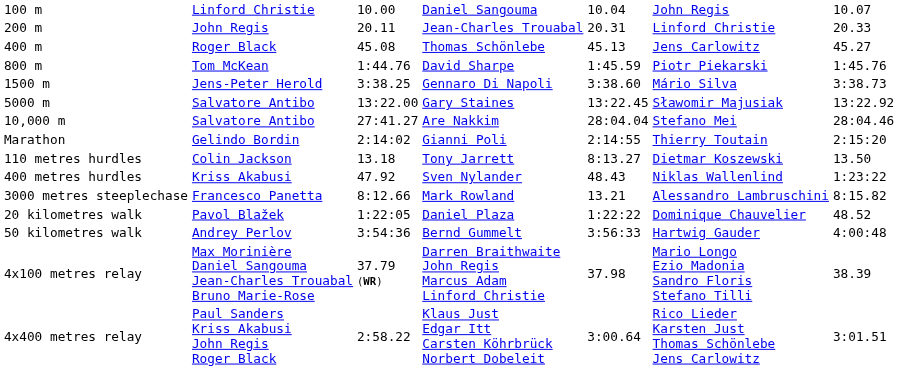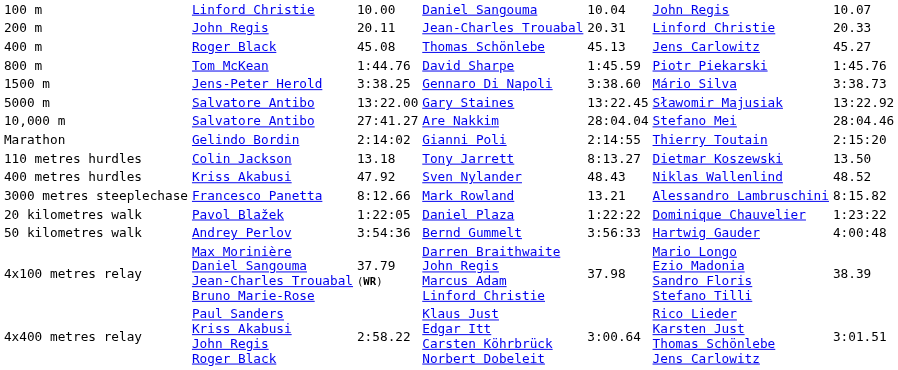(860, 177) 1:23:22 -> (852, 177) 48.52
(852, 214) 48.52 -> (860, 214) 1:23:22
